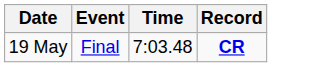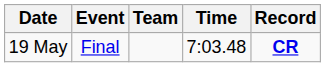+ column: (156, 18)
